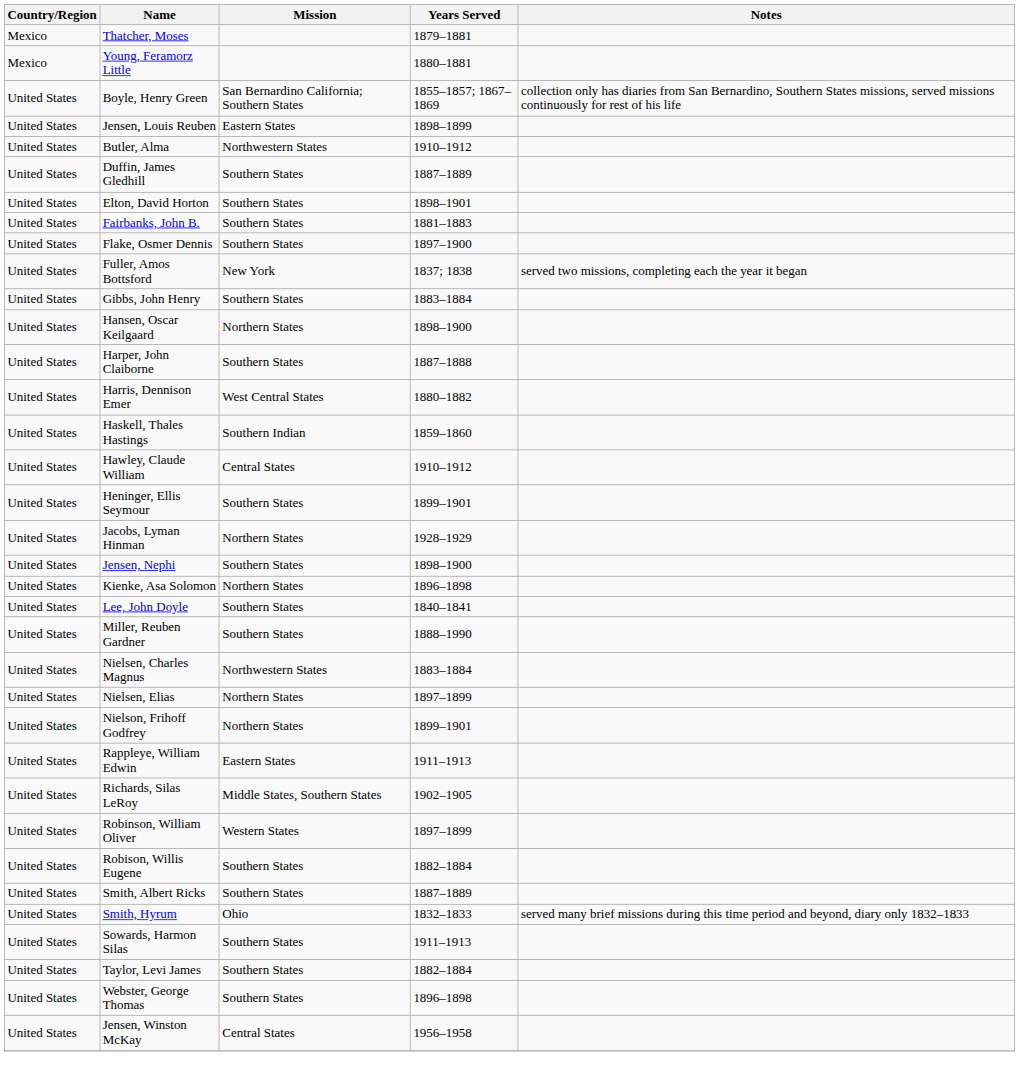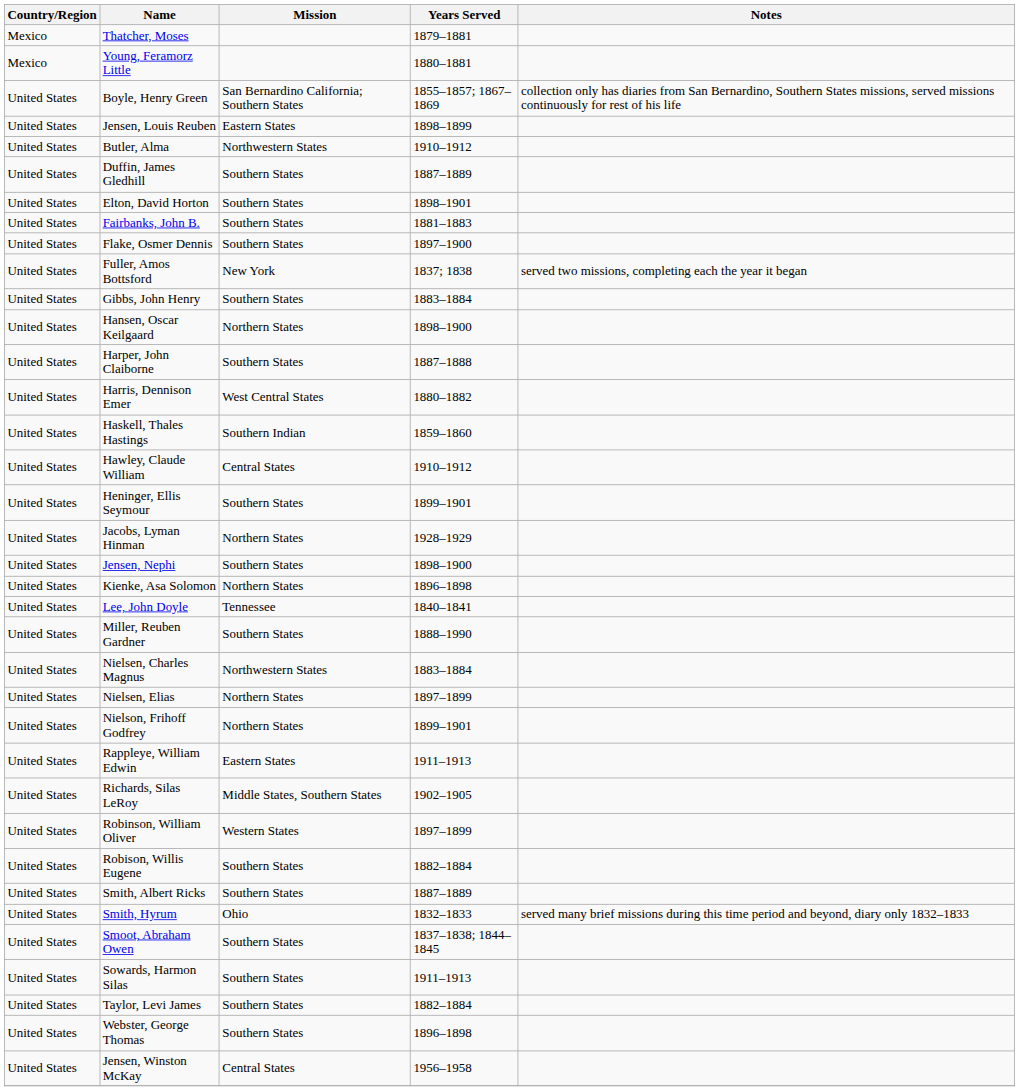(263, 606) Southern States -> (249, 606) Tennessee
+ row: (147, 942)
